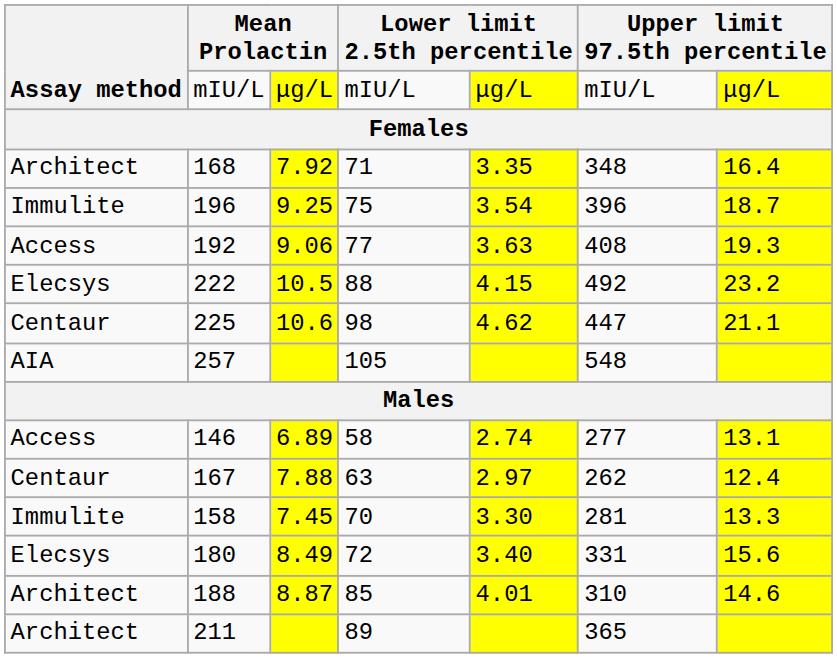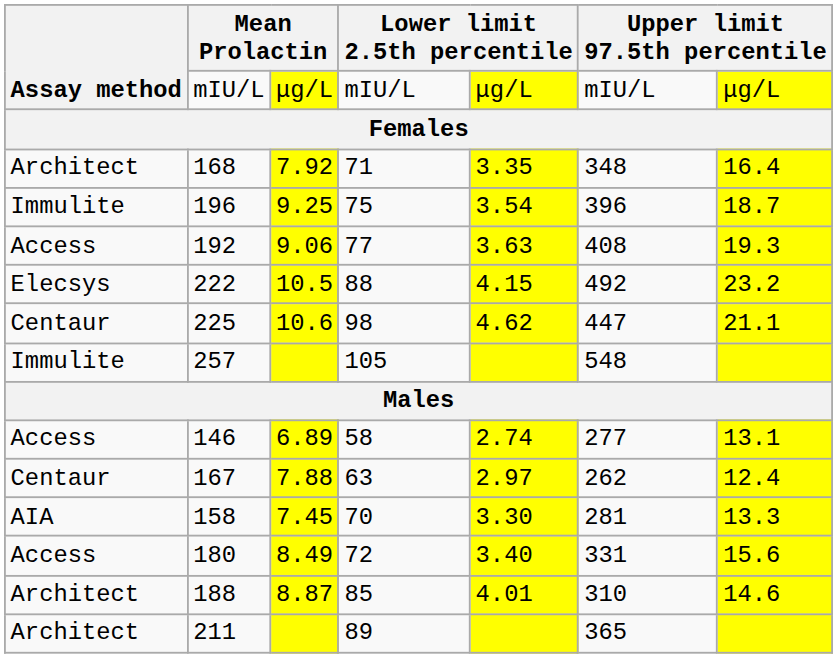(32, 362) AIA -> (68, 362) Immulite
(68, 517) Immulite -> (32, 517) AIA
(61, 556) Elecsys -> (53, 556) Access
